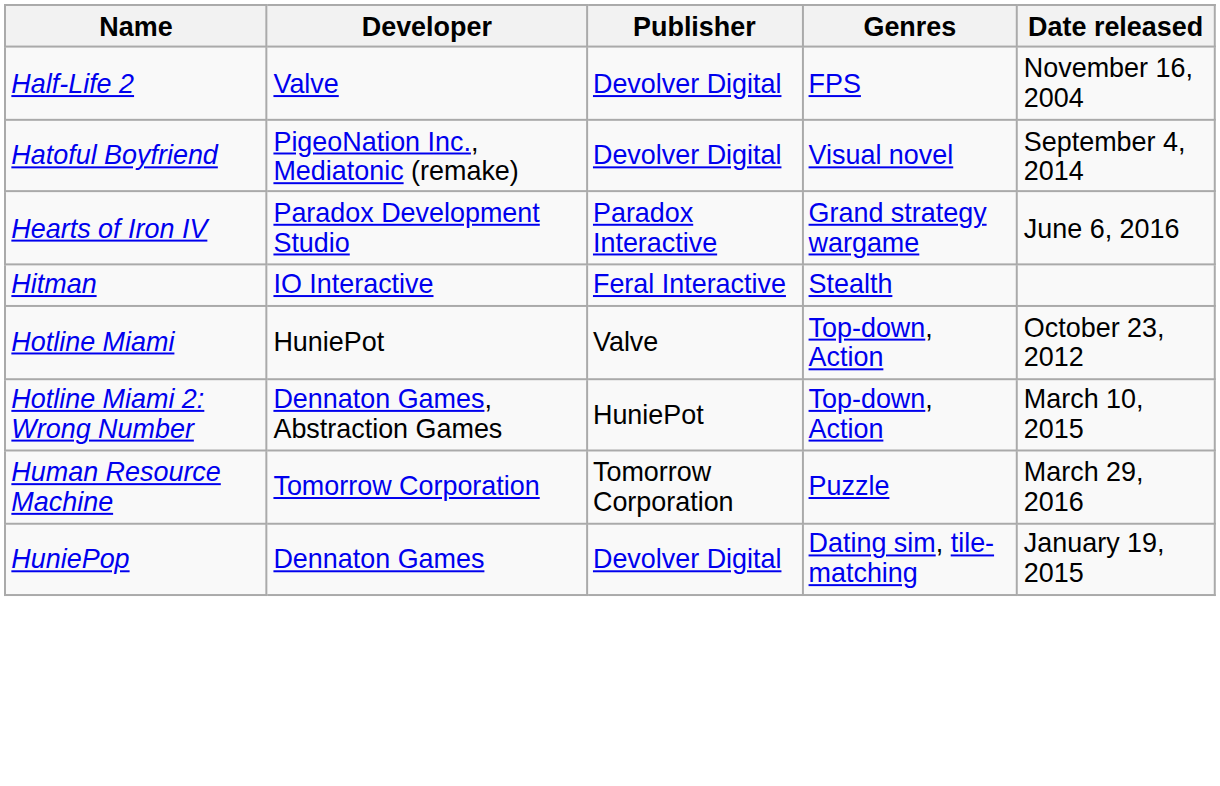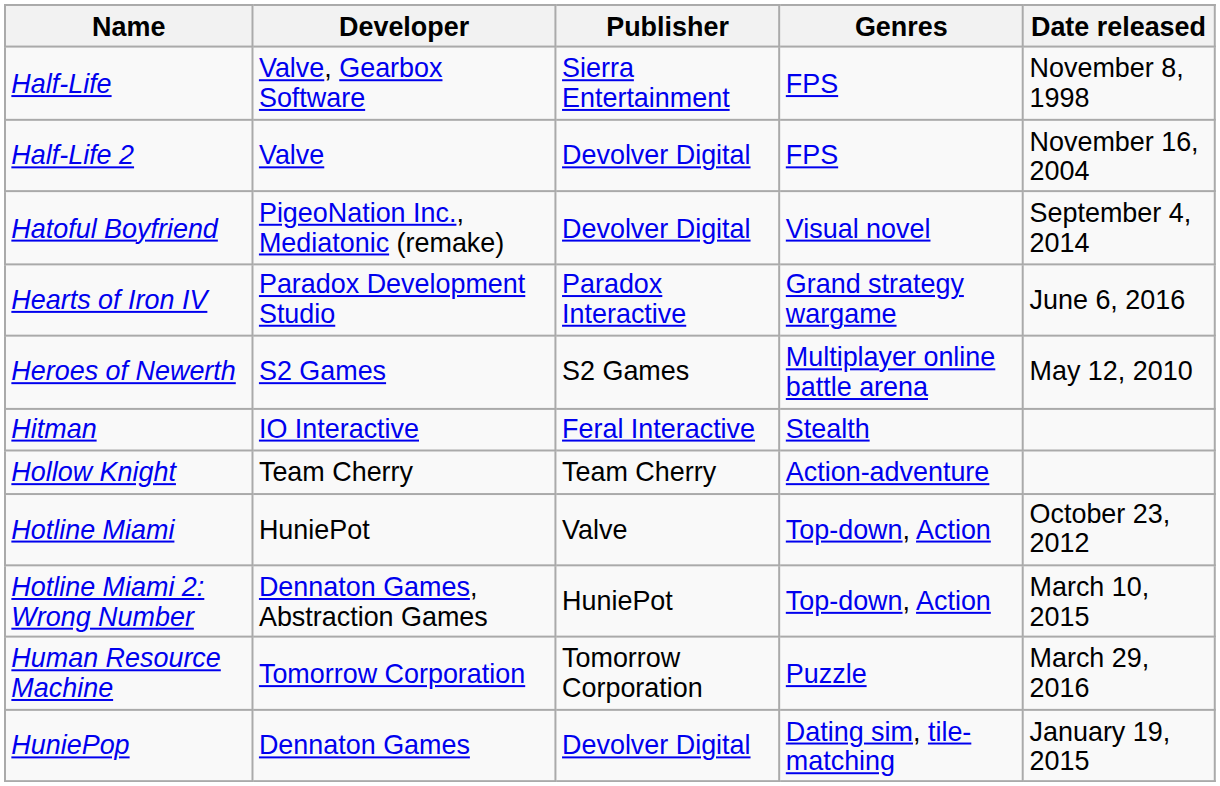+ row: (61, 83)
+ row: (124, 372)
+ row: (94, 471)
